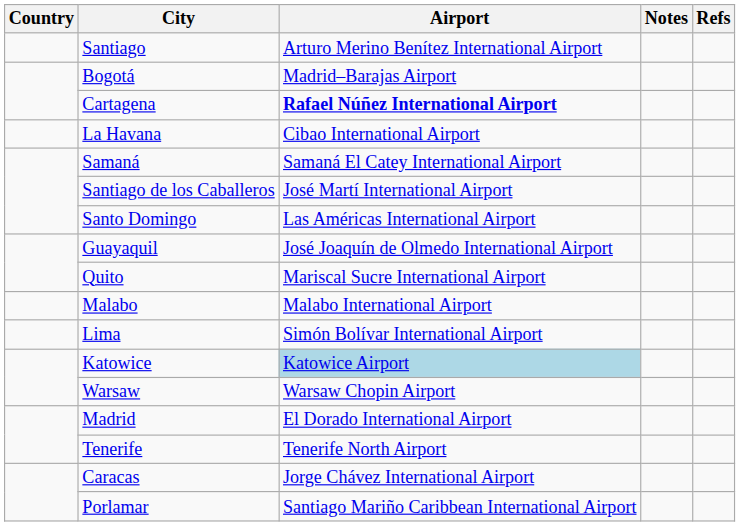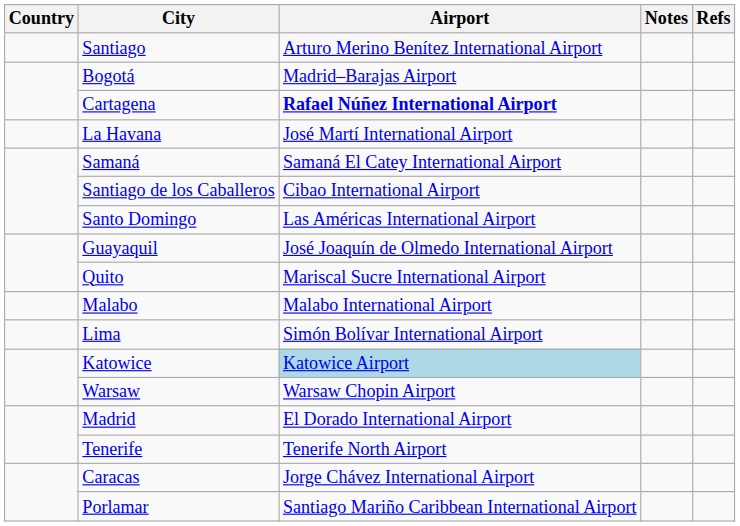(381, 133) Cibao International Airport -> (398, 133) José Martí International Airport
(398, 190) José Martí International Airport -> (381, 190) Cibao International Airport
